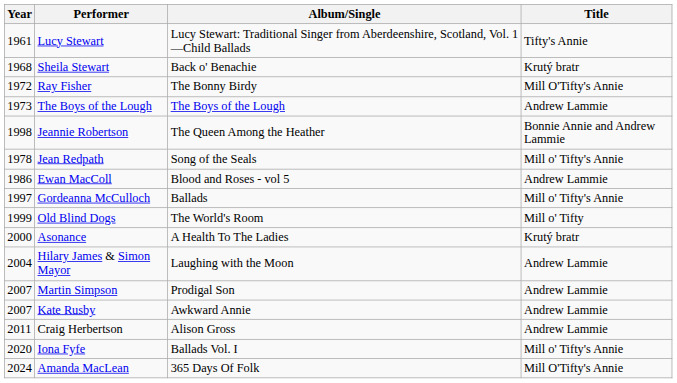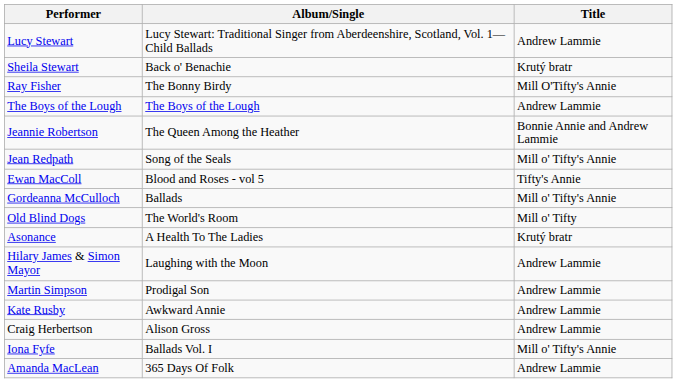- column: (20, 14)
(556, 40) Tifty's Annie -> (559, 40) Andrew Lammie
(566, 178) Andrew Lammie -> (549, 178) Tifty's Annie
(574, 368) Mill O'Tifty's Annie -> (559, 368) Andrew Lammie
